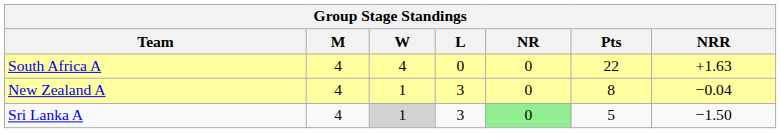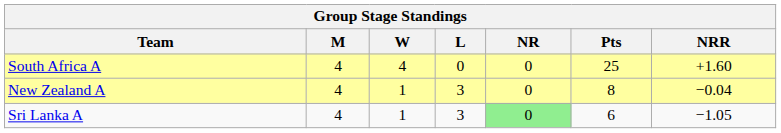(611, 66) 22 -> (611, 66) 25
(714, 66) +1.63 -> (714, 66) +1.60
(402, 115) lightgrey background -> (402, 115) no background
(611, 115) 5 -> (611, 115) 6
(714, 115) −1.50 -> (714, 115) −1.05
